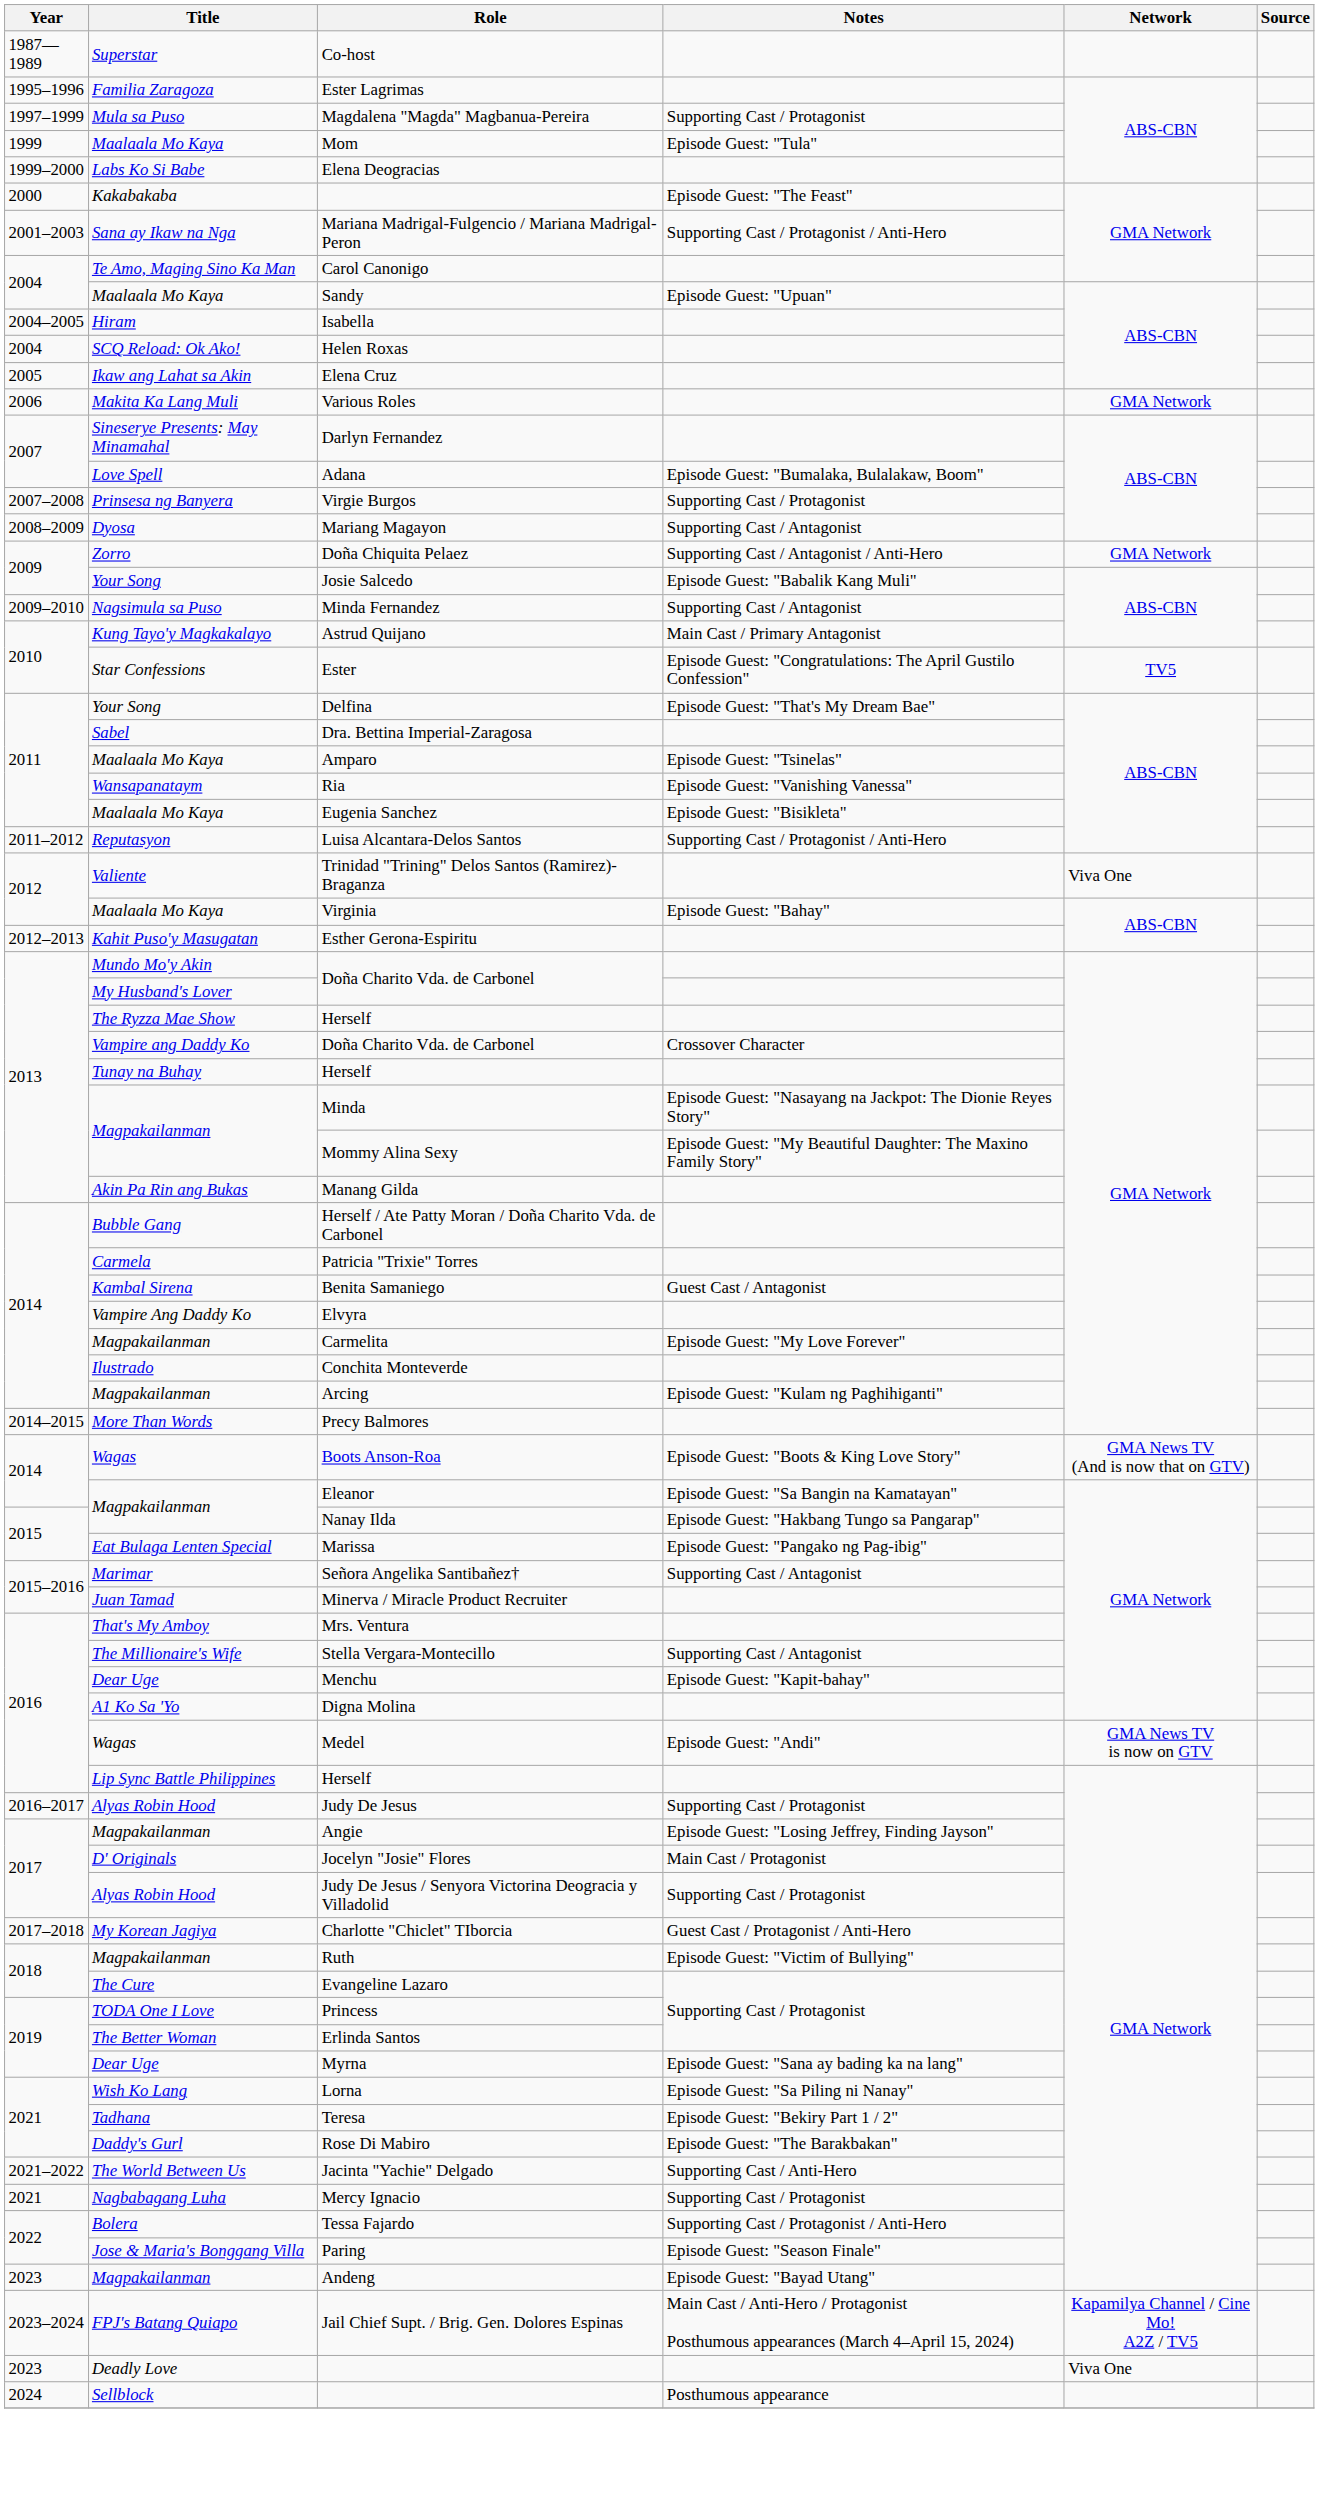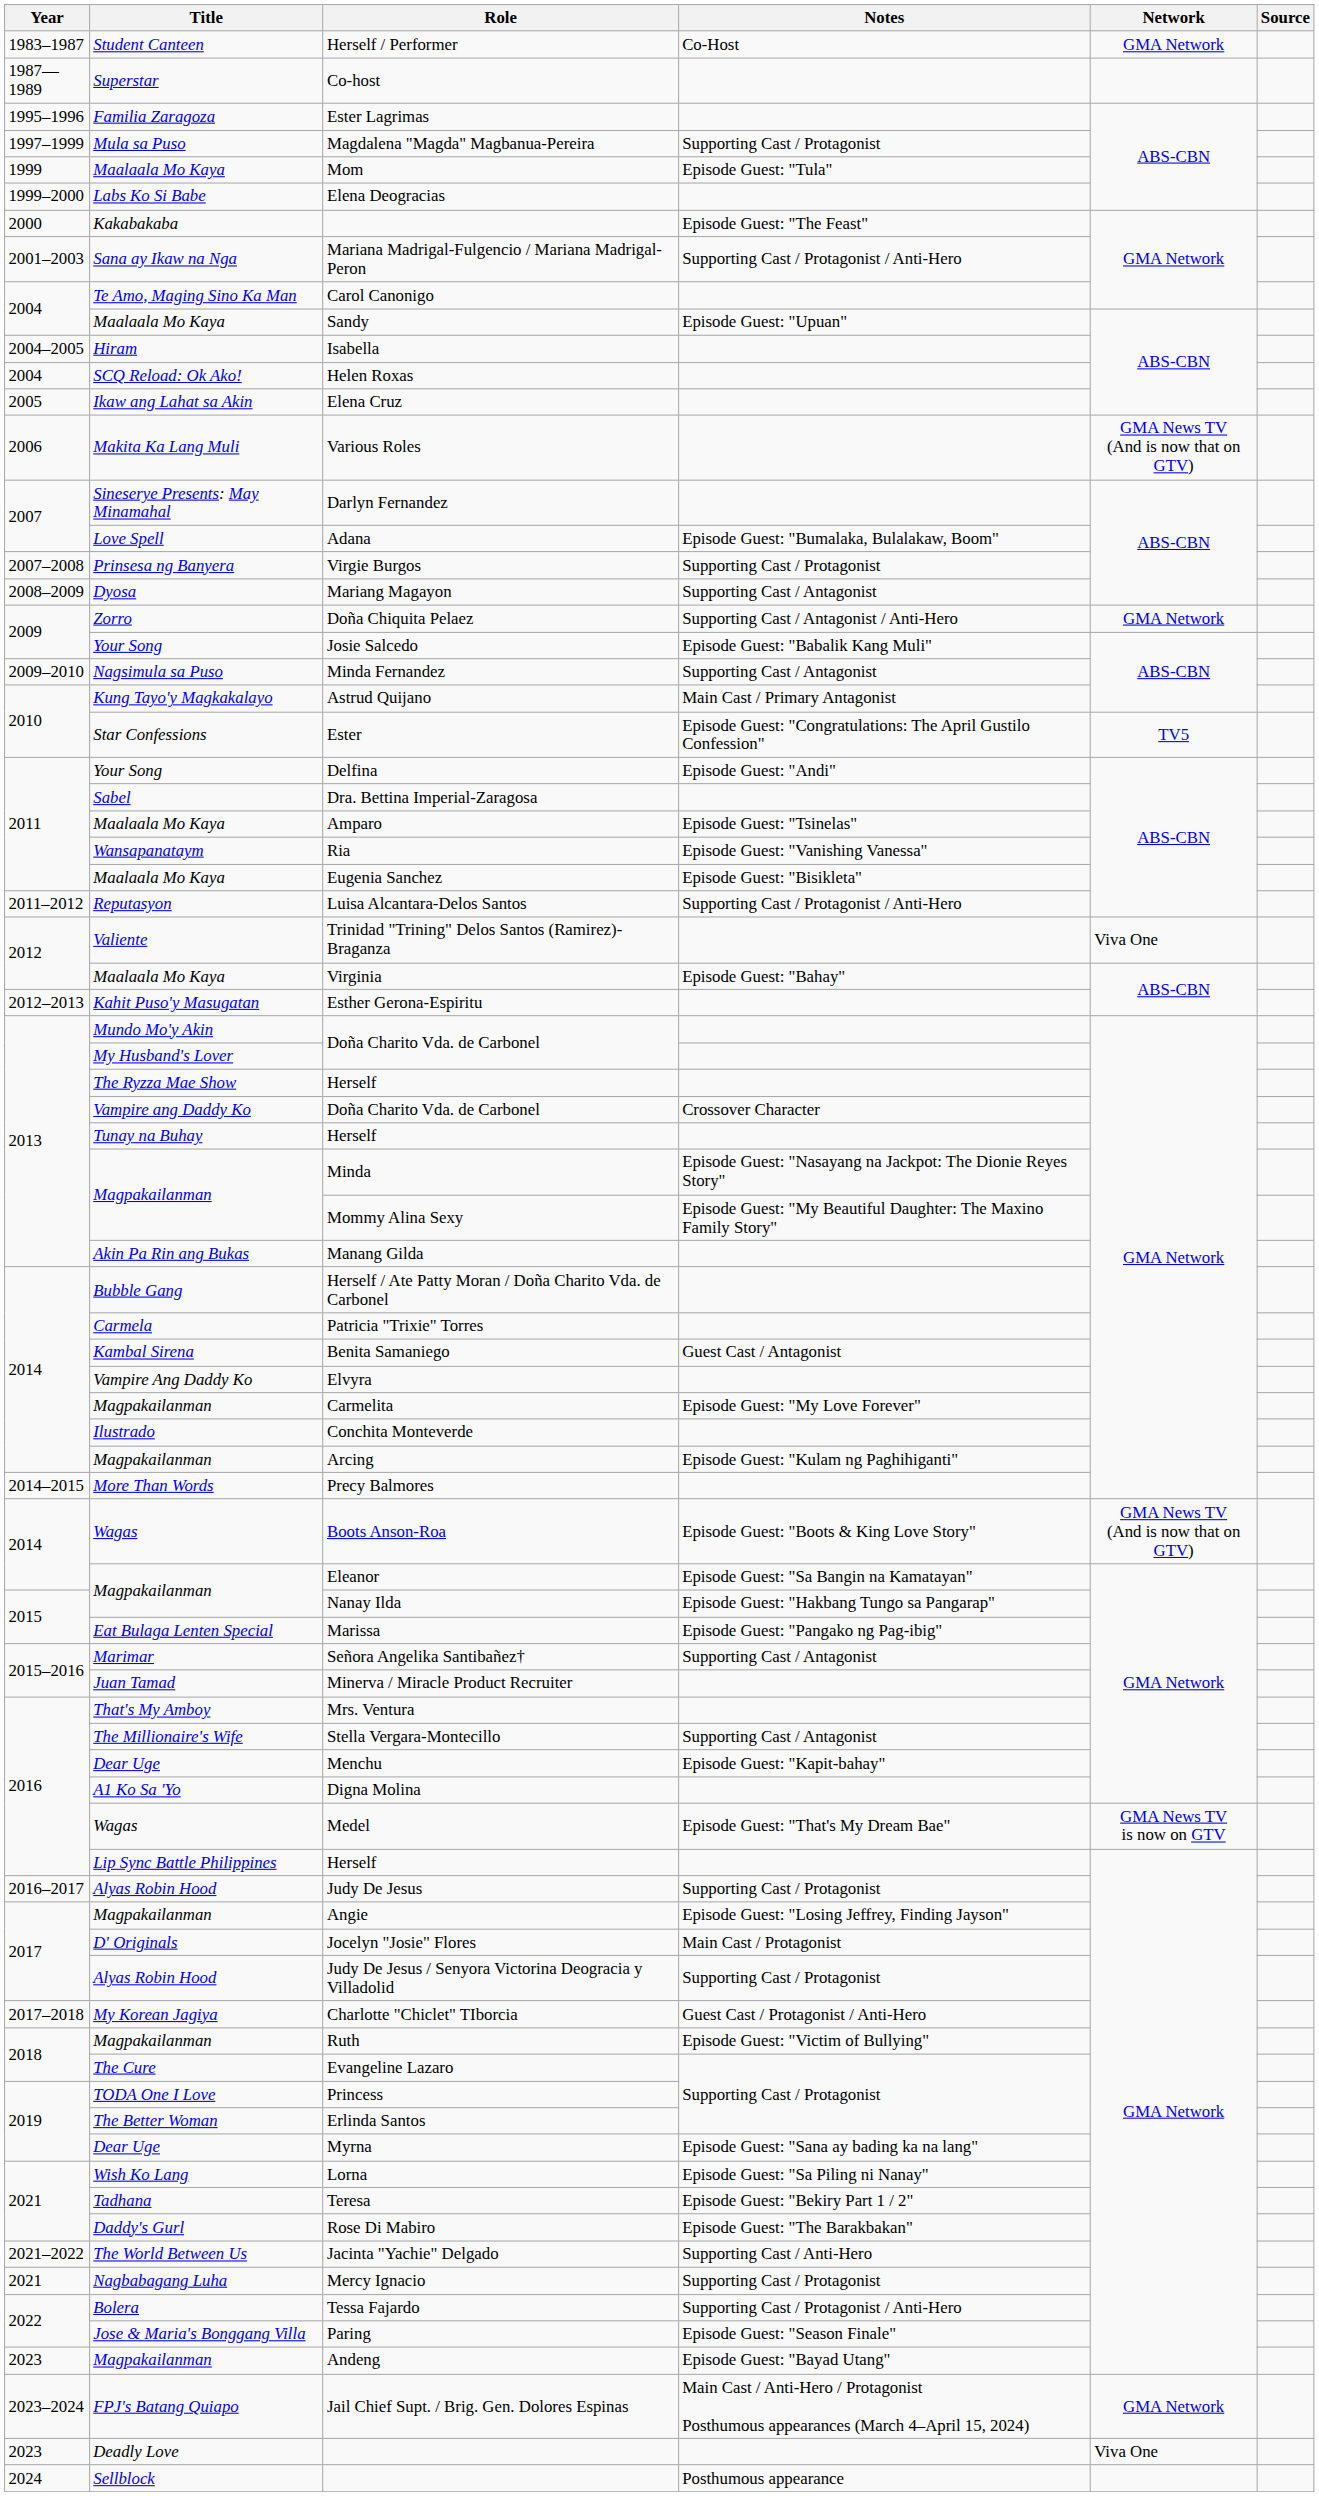+ row: (149, 44)
(1161, 401) GMA Network -> (1174, 447) GMA News TV (And is now that on GTV)
(801, 706) Episode Guest: "That's My Dream Bae" -> (759, 770) Episode Guest: "Andi"
(744, 1742) Episode Guest: "Andi" -> (816, 1826) Episode Guest: "That's My Dream Bae"
(1161, 2322) Kapamilya Channel / Cine Mo! A2Z / TV5 -> (1174, 2406) GMA Network
